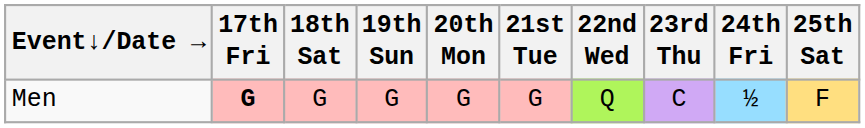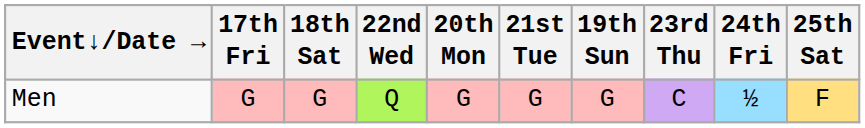columns swapped: (392, 42) <-> (607, 42)
(248, 100) bold -> (248, 100) normal
